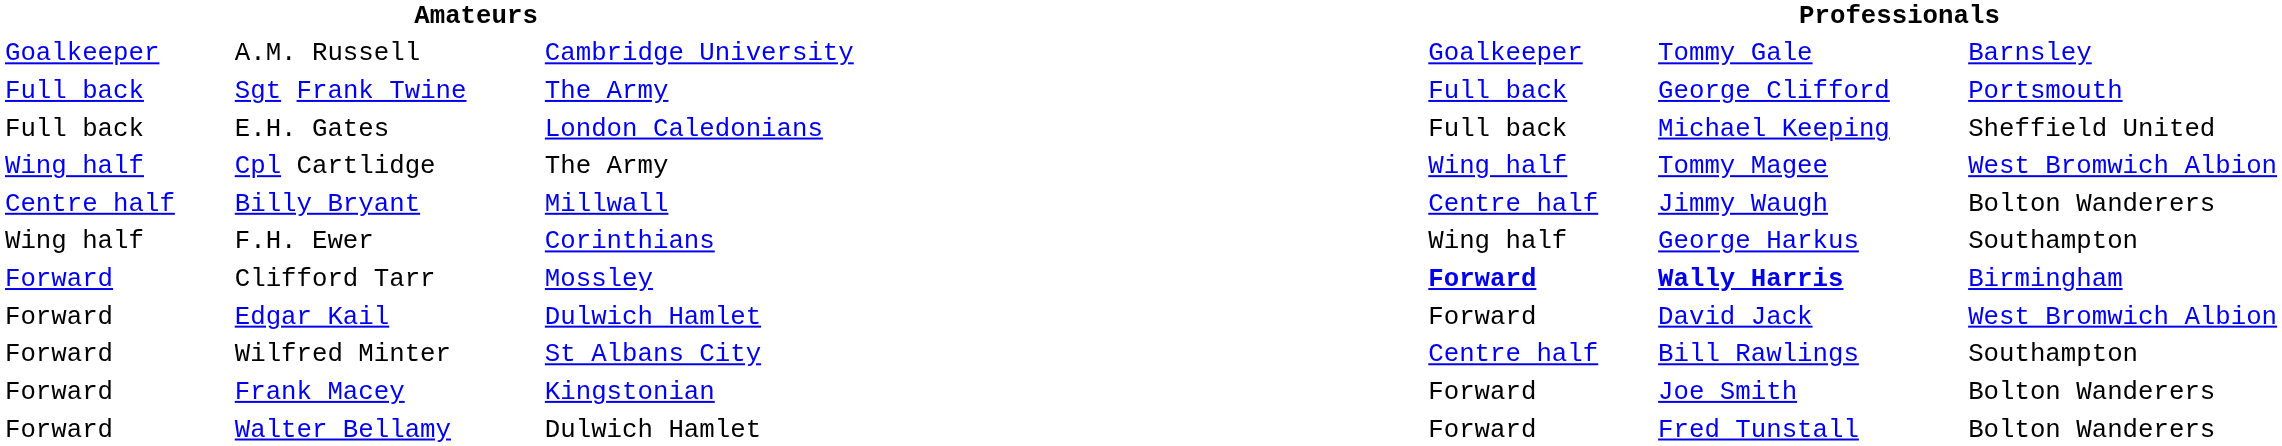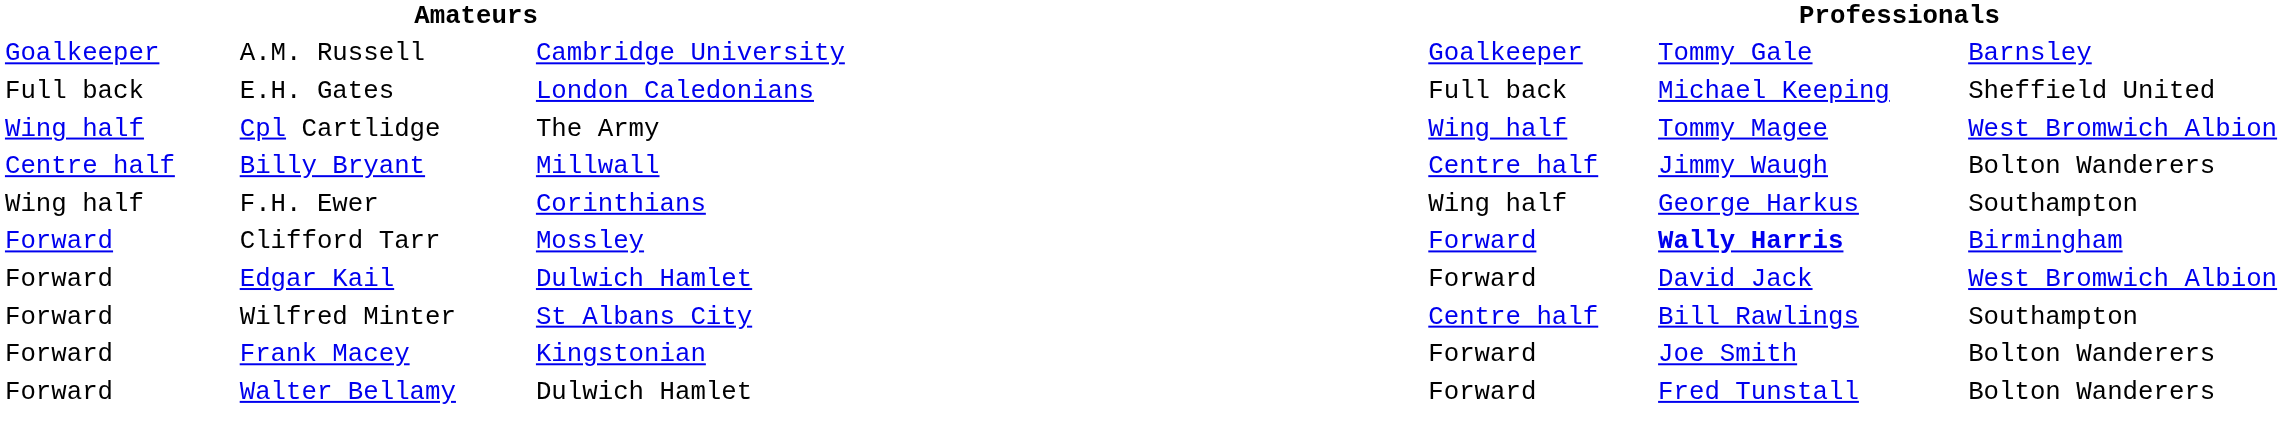- row: (351, 91)
(1482, 279) bold -> (1482, 242) normal
